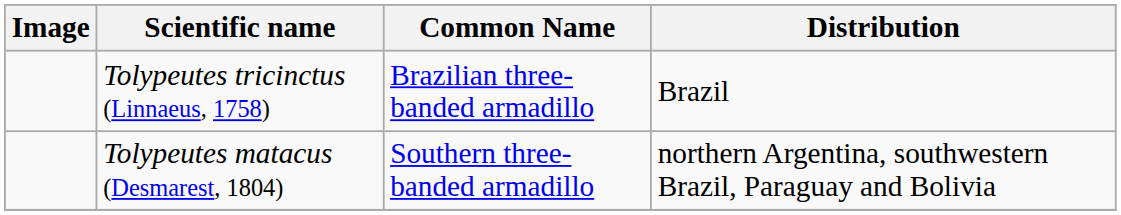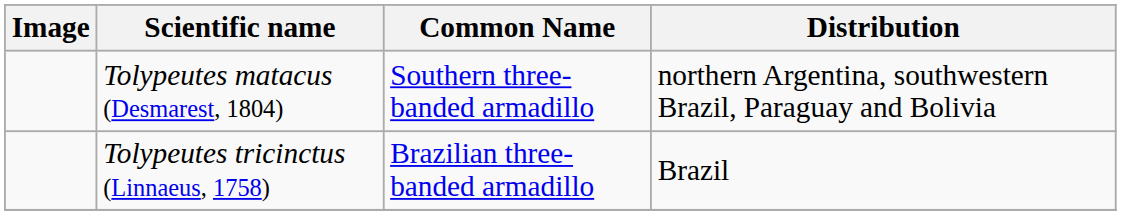rows swapped: (218, 170) <-> (224, 90)
